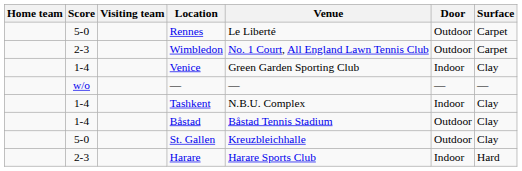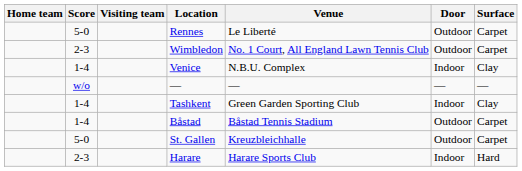(294, 67) Green Garden Sporting Club -> (267, 67) N.B.U. Complex
(267, 103) N.B.U. Complex -> (294, 103) Green Garden Sporting Club
(488, 121) Clay -> (492, 121) Carpet
(488, 139) Clay -> (492, 139) Carpet
